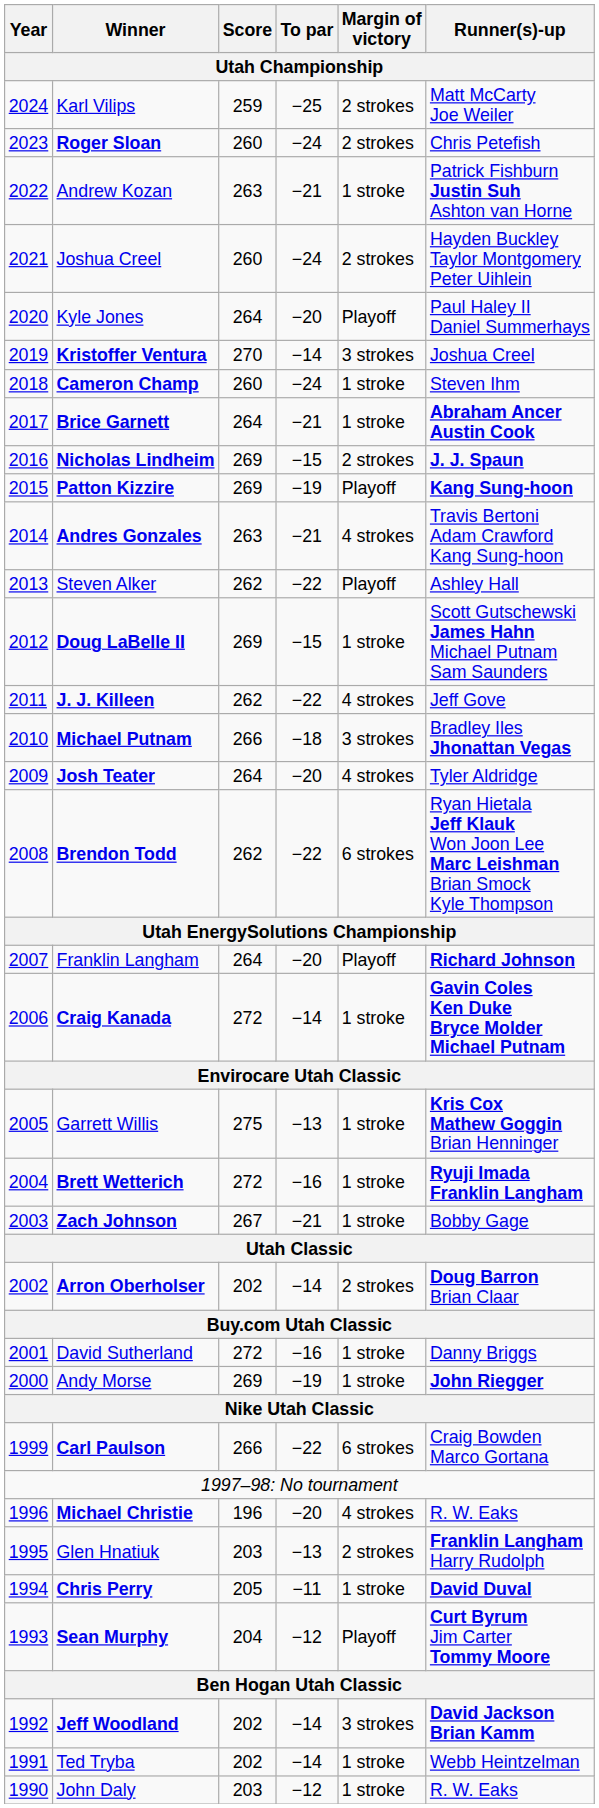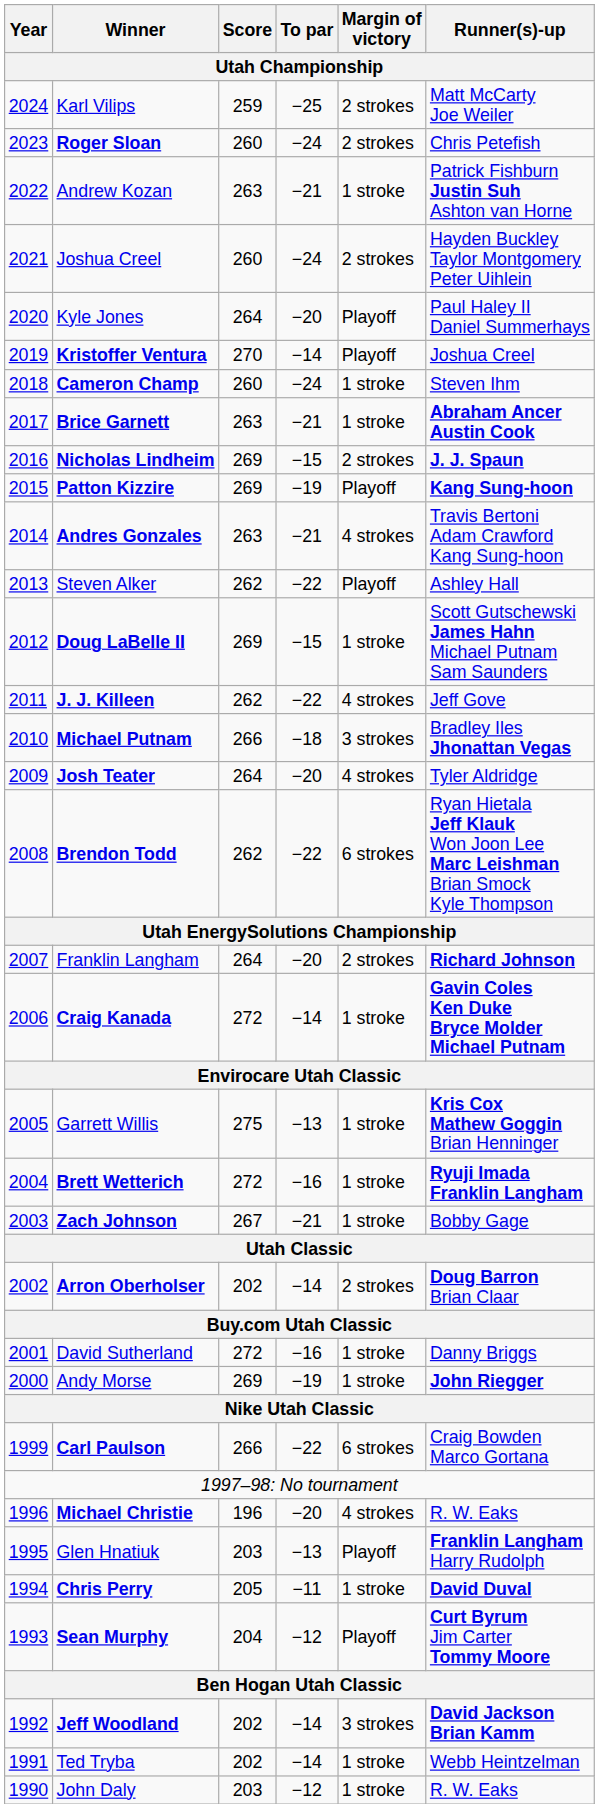(378, 355) 3 strokes -> (369, 355) Playoff
(247, 421) 264 -> (247, 421) 263
(369, 960) Playoff -> (378, 960) 2 strokes
(378, 1551) 2 strokes -> (369, 1551) Playoff
